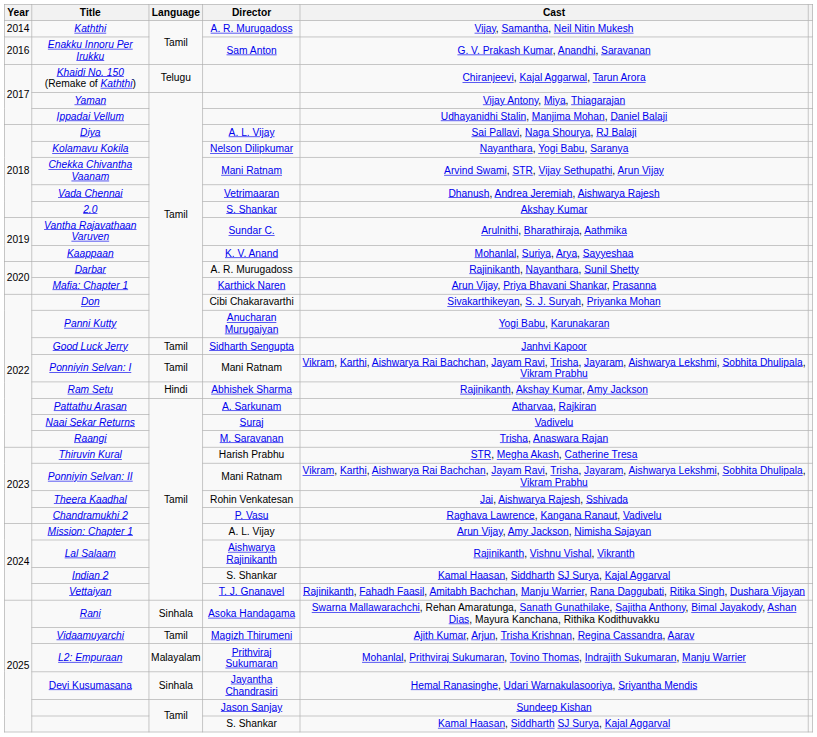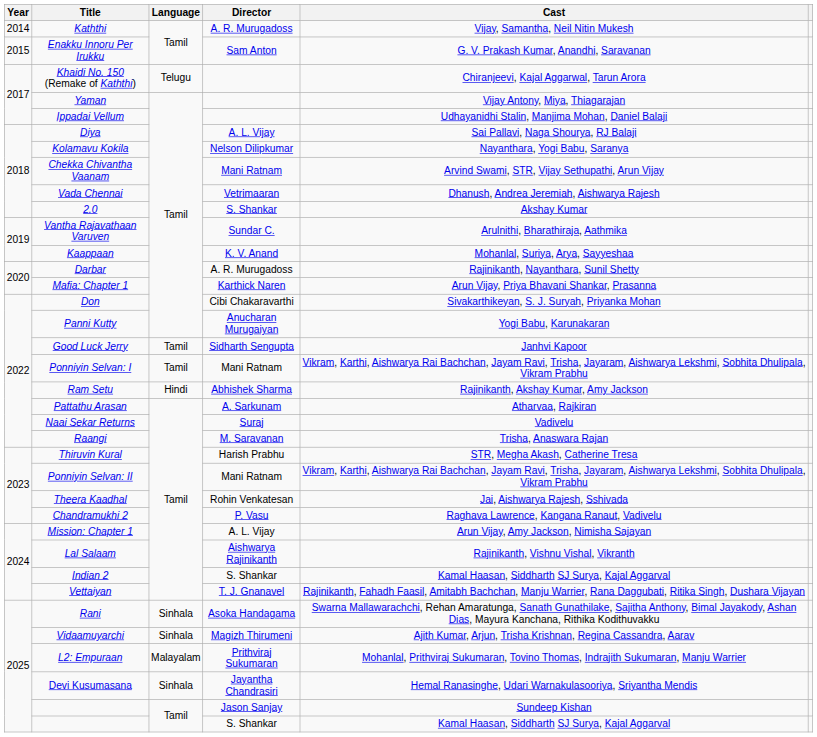(18, 50) 2016 -> (18, 50) 2015
(176, 635) Tamil -> (176, 635) Sinhala
